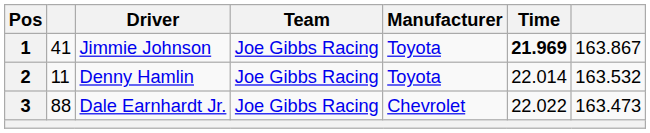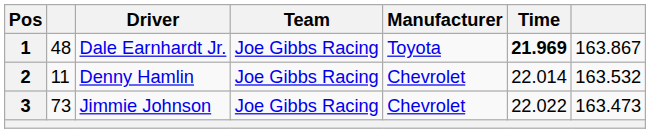(61, 48) 41 -> (61, 48) 48
(145, 48) Jimmie Johnson -> (153, 48) Dale Earnhardt Jr.
(414, 77) Toyota -> (426, 77) Chevrolet
(61, 106) 88 -> (61, 106) 73
(153, 106) Dale Earnhardt Jr. -> (145, 106) Jimmie Johnson
